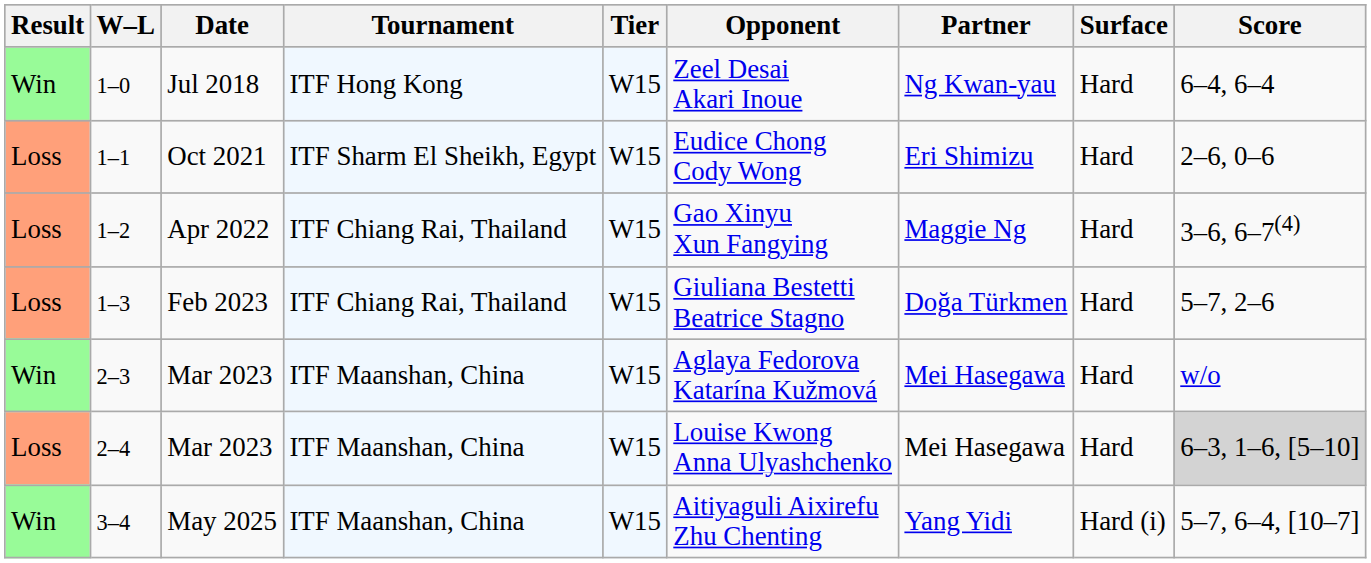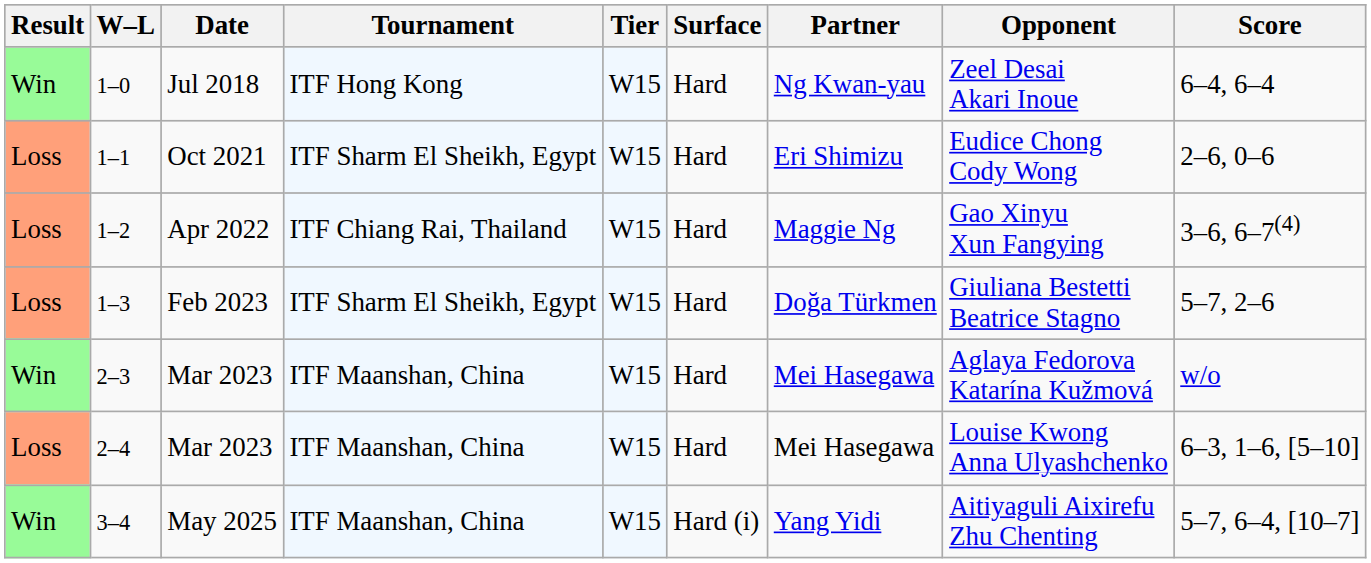columns swapped: (1124, 25) <-> (783, 25)
(428, 302) ITF Chiang Rai, Thailand -> (443, 302) ITF Sharm El Sheikh, Egypt
(1270, 447) lightgrey background -> (1270, 447) no background
